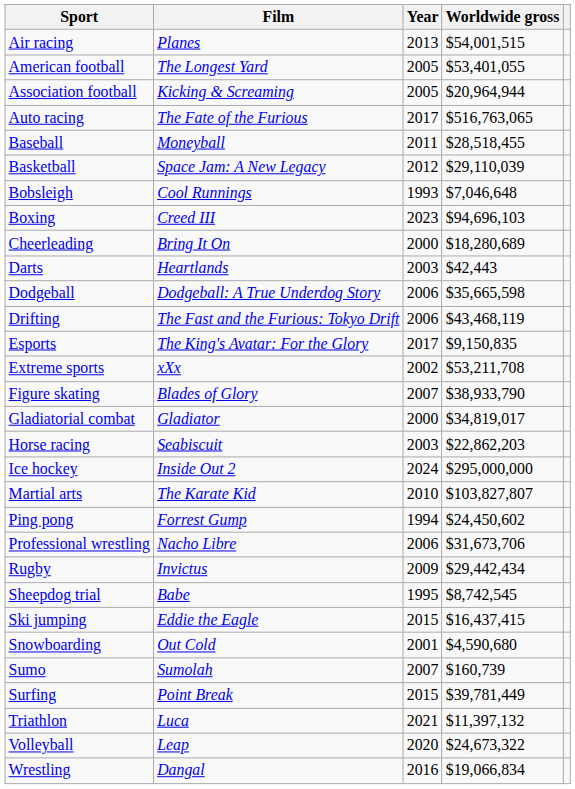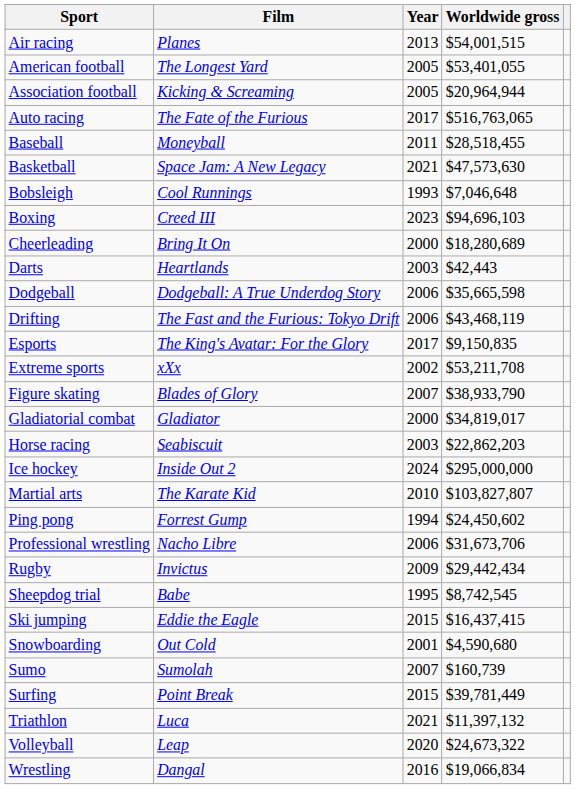(423, 167) 2012 -> (423, 167) 2021
(485, 167) $29,110,039 -> (485, 167) $47,573,630
